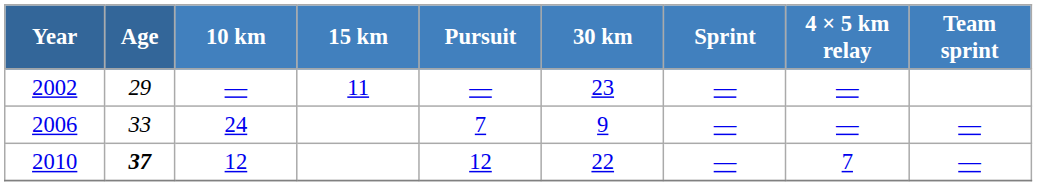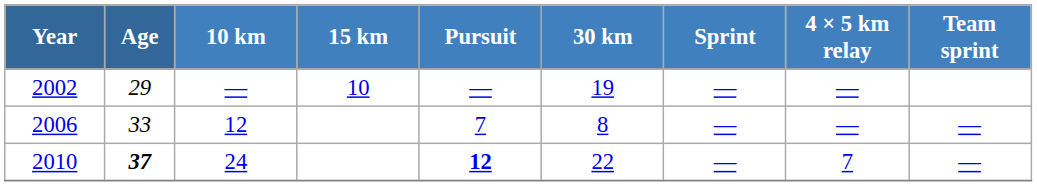(358, 87) 11 -> (358, 87) 10
(603, 87) 23 -> (603, 87) 19
(236, 124) 24 -> (236, 124) 12
(603, 124) 9 -> (603, 124) 8
(236, 162) 12 -> (236, 162) 24
(480, 162) normal -> (480, 162) bold
